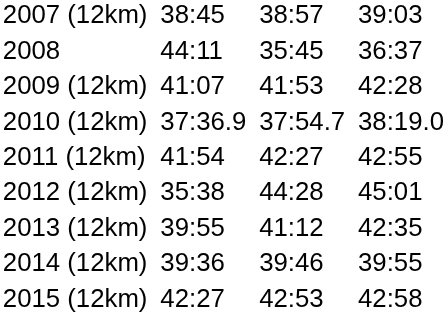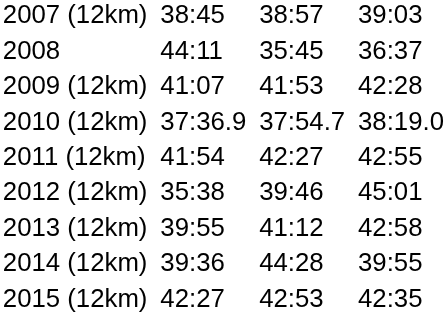(291, 192) 44:28 -> (291, 192) 39:46
(390, 227) 42:35 -> (390, 227) 42:58
(291, 262) 39:46 -> (291, 262) 44:28
(390, 298) 42:58 -> (390, 298) 42:35
